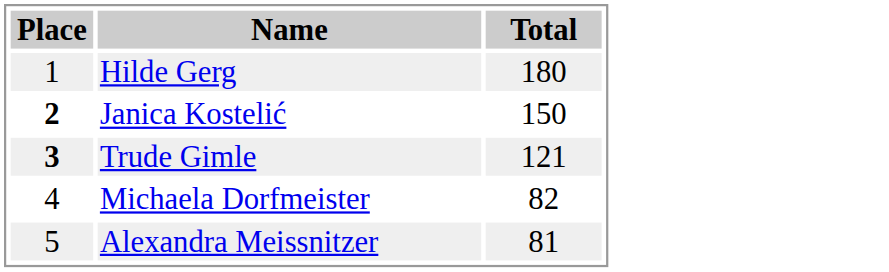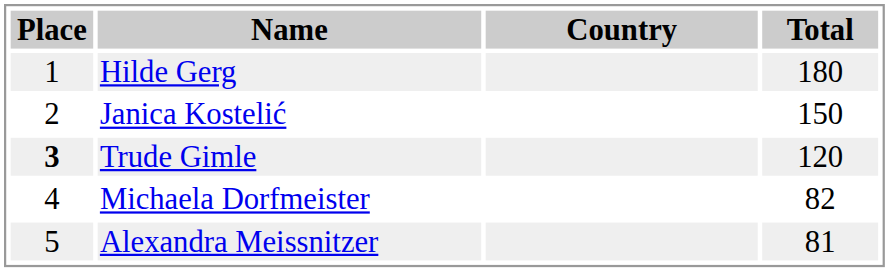+ column: (622, 30)
(52, 114) bold -> (52, 114) normal
(544, 157) 121 -> (820, 157) 120
